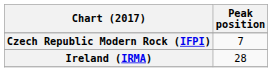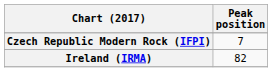(241, 58) 28 -> (241, 58) 82
